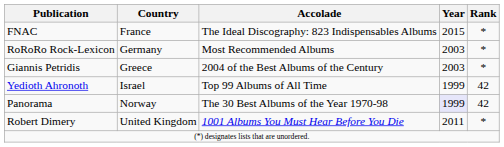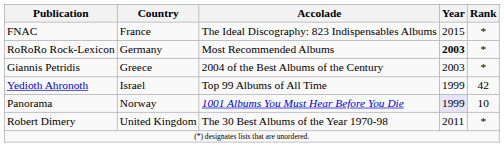(453, 49) normal -> (453, 49) bold
(295, 103) The 30 Best Albums of the Year 1970-98 -> (303, 103) 1001 Albums You Must Hear Before You Die
(483, 103) 42 -> (483, 103) 10
(303, 121) 1001 Albums You Must Hear Before You Die -> (295, 121) The 30 Best Albums of the Year 1970-98
